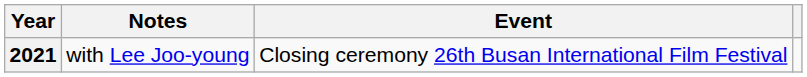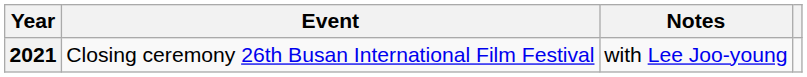columns swapped: (523, 21) <-> (158, 21)
